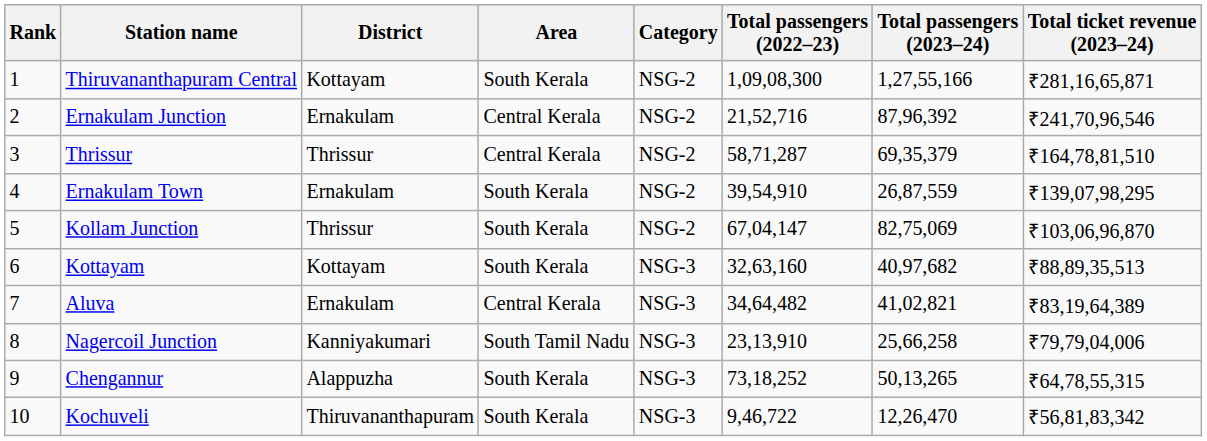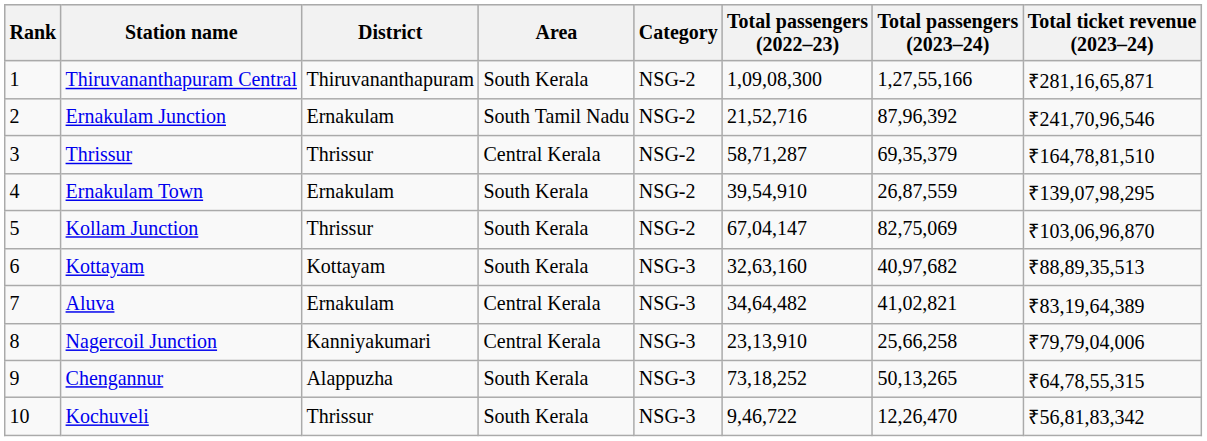(346, 79) Kottayam -> (390, 79) Thiruvananthapuram
(542, 116) Central Kerala -> (556, 116) South Tamil Nadu
(556, 341) South Tamil Nadu -> (542, 341) Central Kerala
(390, 415) Thiruvananthapuram -> (340, 415) Thrissur
